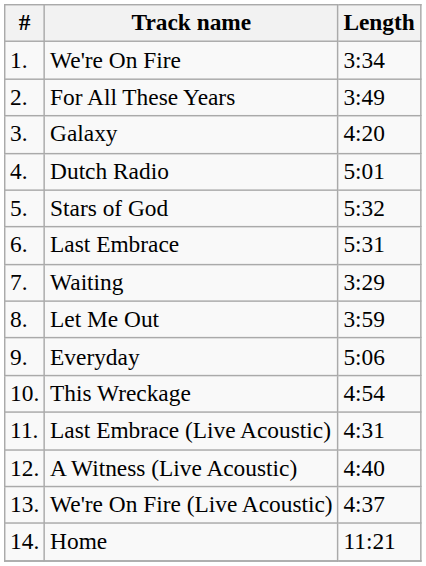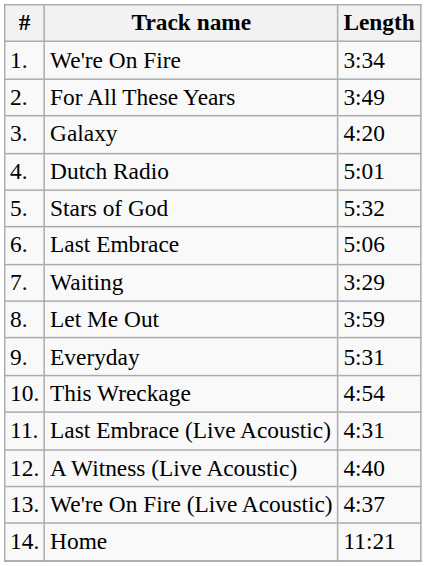(364, 245) 5:31 -> (364, 245) 5:06
(364, 356) 5:06 -> (364, 356) 5:31
